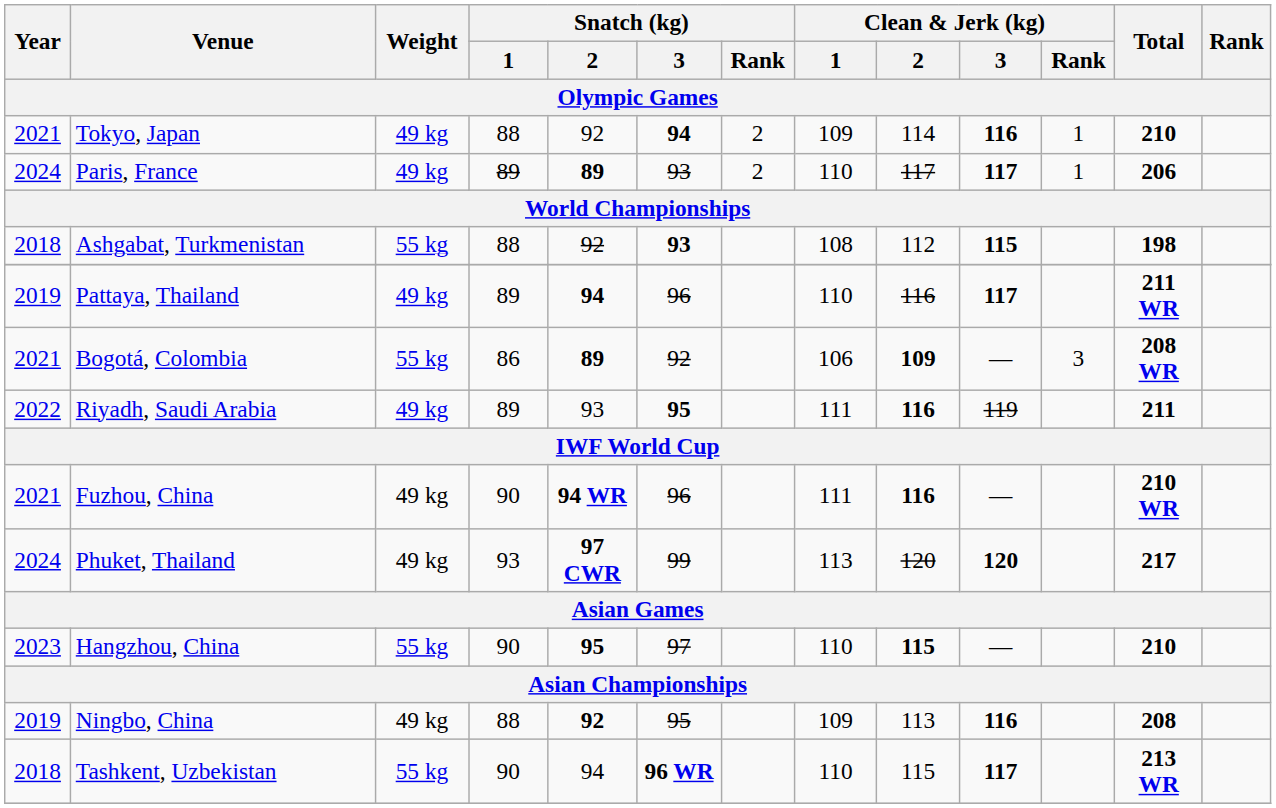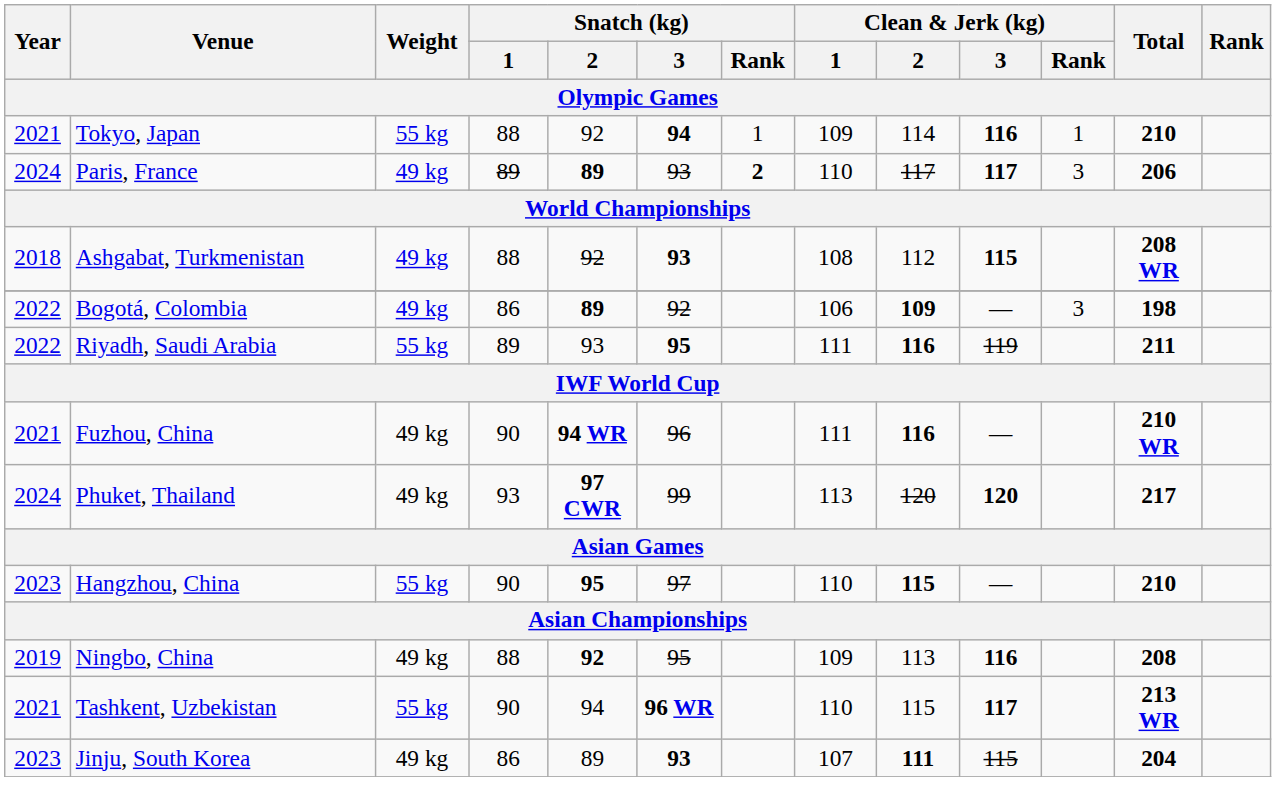(422, 134) 49 kg -> (422, 134) 55 kg
(758, 134) 2 -> (758, 134) 1
(758, 171) normal -> (758, 171) bold
(1078, 171) 1 -> (1078, 171) 3
(422, 245) 55 kg -> (422, 258) 49 kg
(1159, 245) 198 -> (1159, 258) 208 WR
- row: (157, 295)
(38, 358) 2021 -> (38, 308) 2022
(422, 358) 55 kg -> (422, 308) 49 kg
(1159, 358) 208 WR -> (1159, 308) 198
(422, 409) 49 kg -> (422, 345) 55 kg
(38, 771) 2018 -> (38, 707) 2021
+ row: (163, 757)
